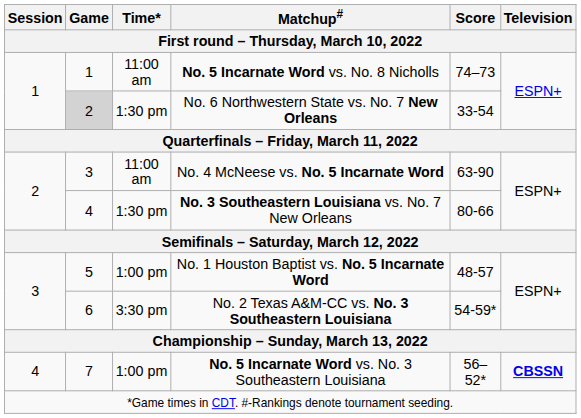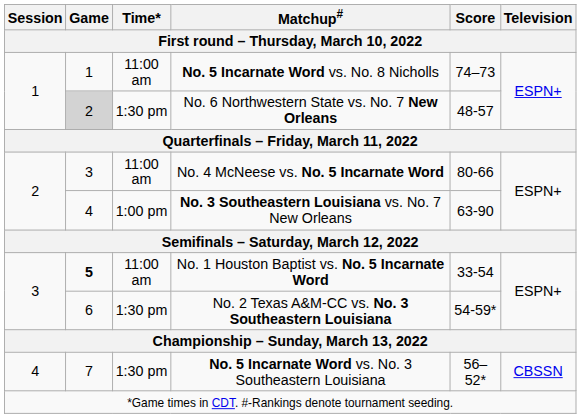(475, 111) 33-54 -> (475, 111) 48-57
(475, 172) 63-90 -> (475, 172) 80-66
(141, 210) 1:30 pm -> (141, 210) 1:00 pm
(475, 210) 80-66 -> (475, 210) 63-90
(89, 272) normal -> (89, 272) bold
(141, 272) 1:00 pm -> (141, 272) 11:00 am
(475, 272) 48-57 -> (475, 272) 33-54
(141, 310) 3:30 pm -> (141, 310) 1:30 pm
(141, 372) 1:00 pm -> (141, 372) 1:30 pm
(538, 372) bold -> (538, 372) normal
